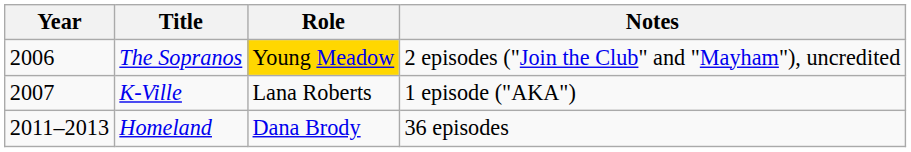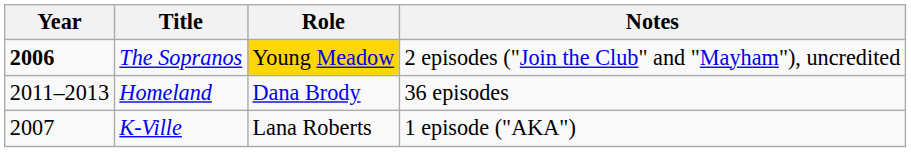(32, 57) normal -> (32, 57) bold
rows swapped: (151, 92) <-> (166, 127)
